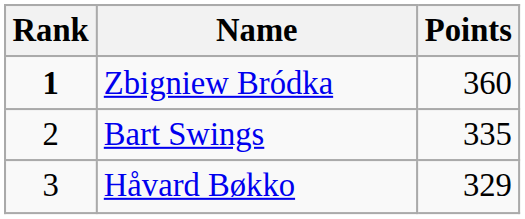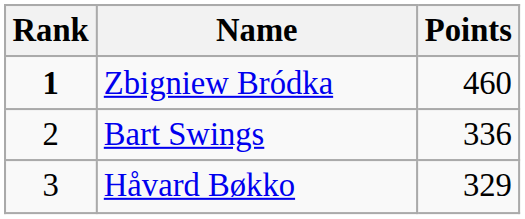(487, 82) 360 -> (487, 82) 460
(487, 133) 335 -> (487, 133) 336
